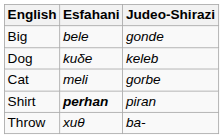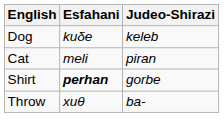- row: (17, 36)
(143, 79) gorbe -> (141, 58) piran
(141, 101) piran -> (143, 79) gorbe
